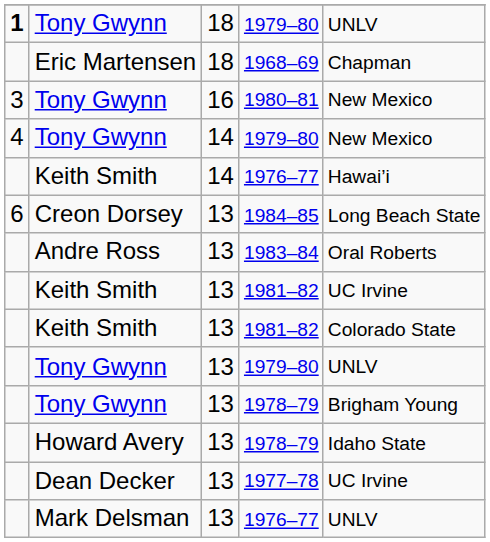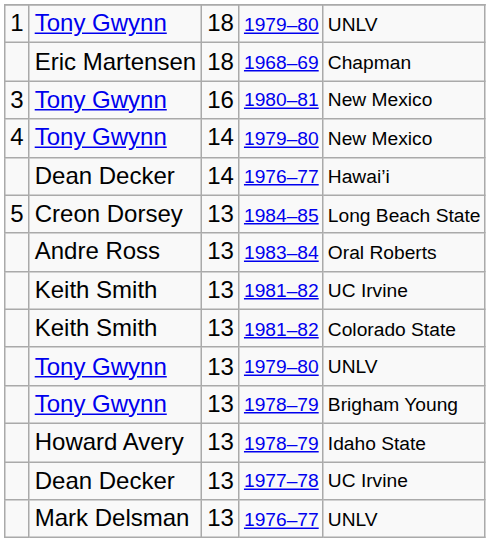(17, 23) bold -> (17, 23) normal
(96, 175) Keith Smith -> (105, 175) Dean Decker
(17, 213) 6 -> (17, 213) 5
